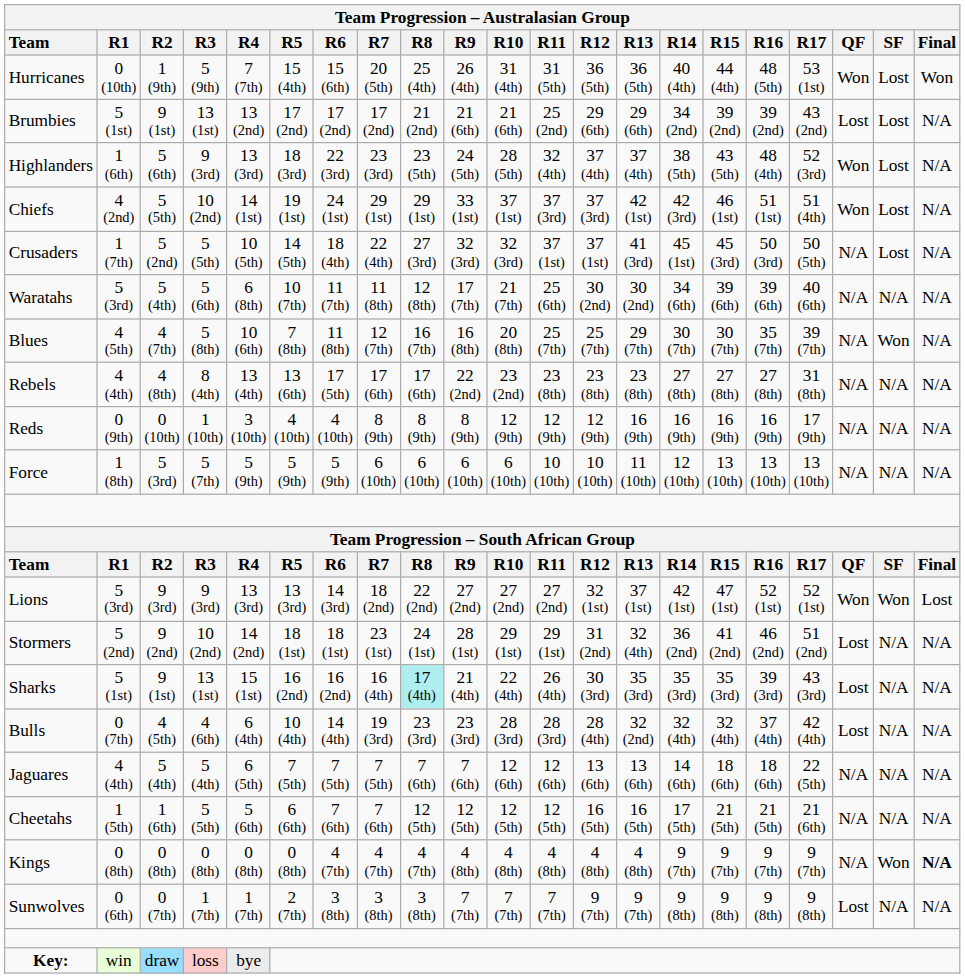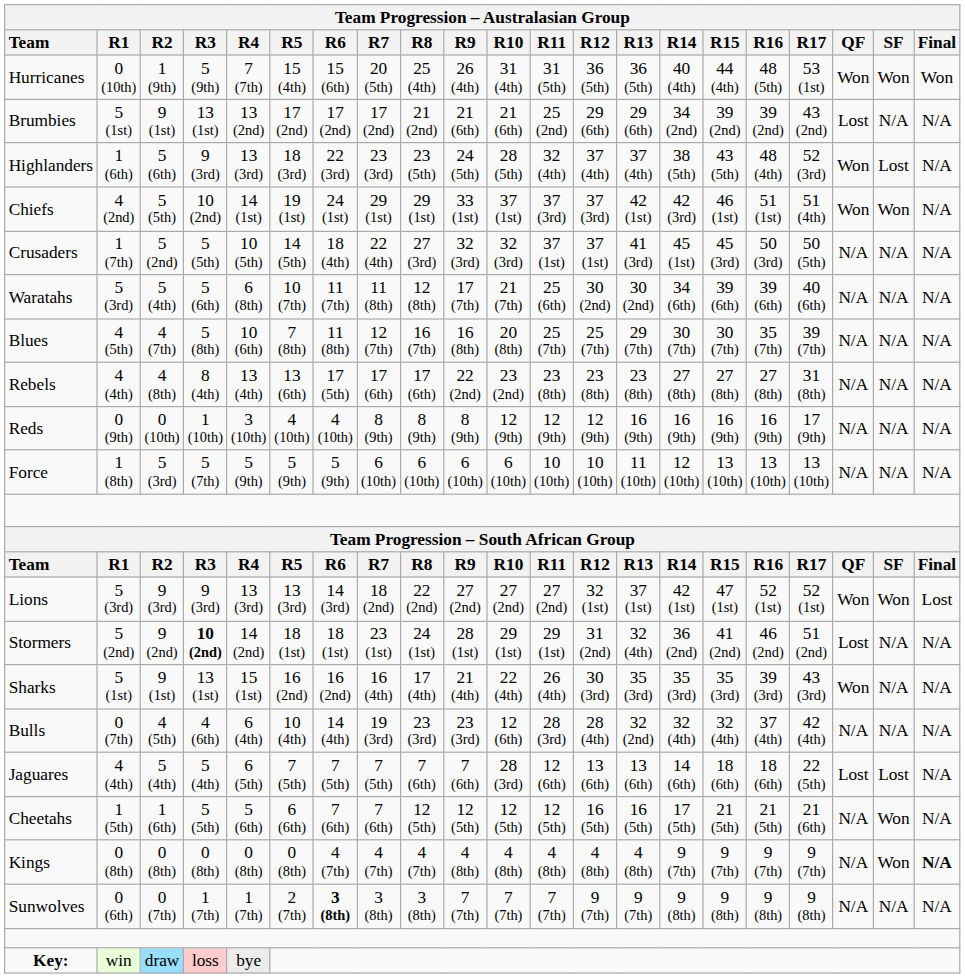(894, 77) Lost -> (894, 77) Won
(894, 121) Lost -> (894, 121) N/A
(894, 209) Lost -> (894, 209) Won
(894, 253) Lost -> (894, 253) N/A
(894, 341) Won -> (894, 341) N/A
(205, 642) normal -> (205, 642) bold
(422, 686) paleturquoise background -> (422, 686) no background
(853, 687) Lost -> (853, 687) Won
(508, 730) 28 (3rd) -> (508, 730) 12 (6th)
(853, 731) Lost -> (853, 731) N/A
(508, 774) 12 (6th) -> (508, 774) 28 (3rd)
(853, 775) N/A -> (853, 775) Lost
(894, 775) N/A -> (894, 775) Lost
(894, 818) N/A -> (894, 818) Won
(335, 906) normal -> (335, 906) bold
(853, 906) Lost -> (853, 906) N/A
